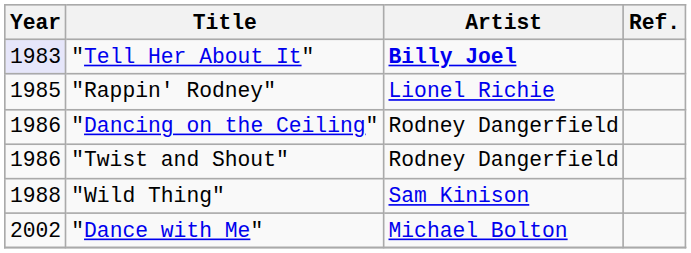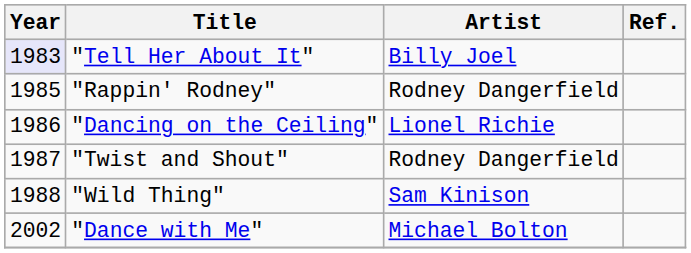(452, 57) bold -> (452, 57) normal
(472, 92) Lionel Richie -> (504, 92) Rodney Dangerfield
(504, 126) Rodney Dangerfield -> (472, 126) Lionel Richie
(35, 161) 1986 -> (35, 161) 1987
